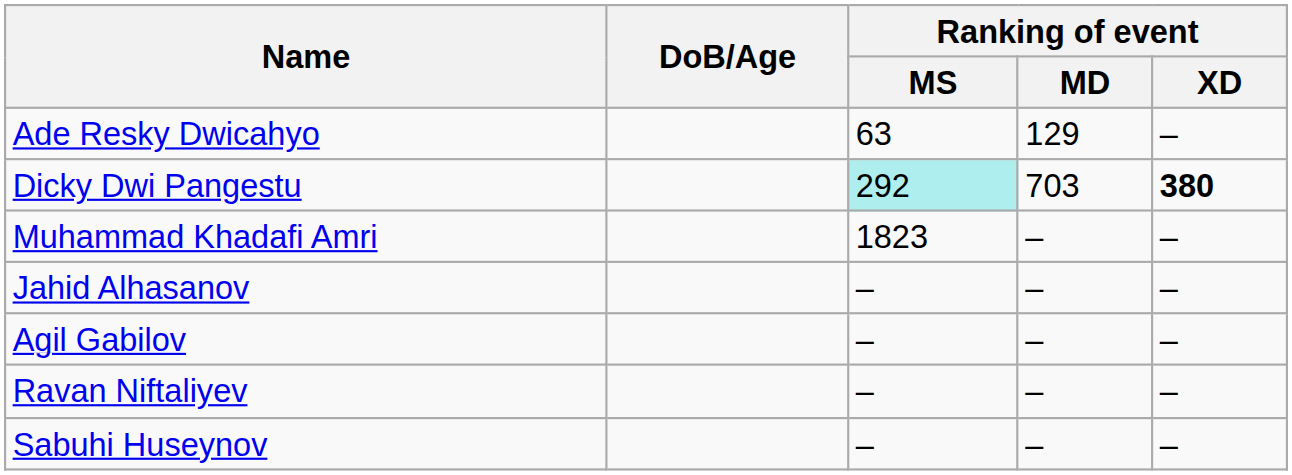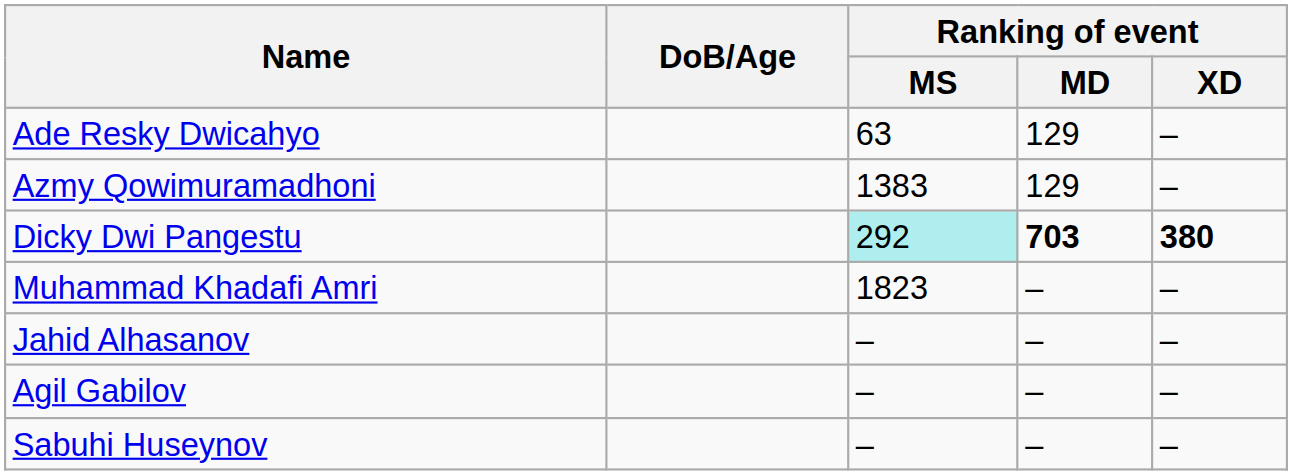+ row: (194, 185)
(1052, 185) normal -> (1052, 237) bold
- row: (130, 391)
